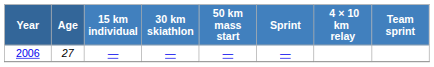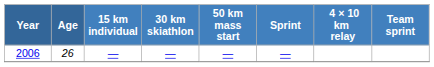(68, 54) 27 -> (68, 54) 26
